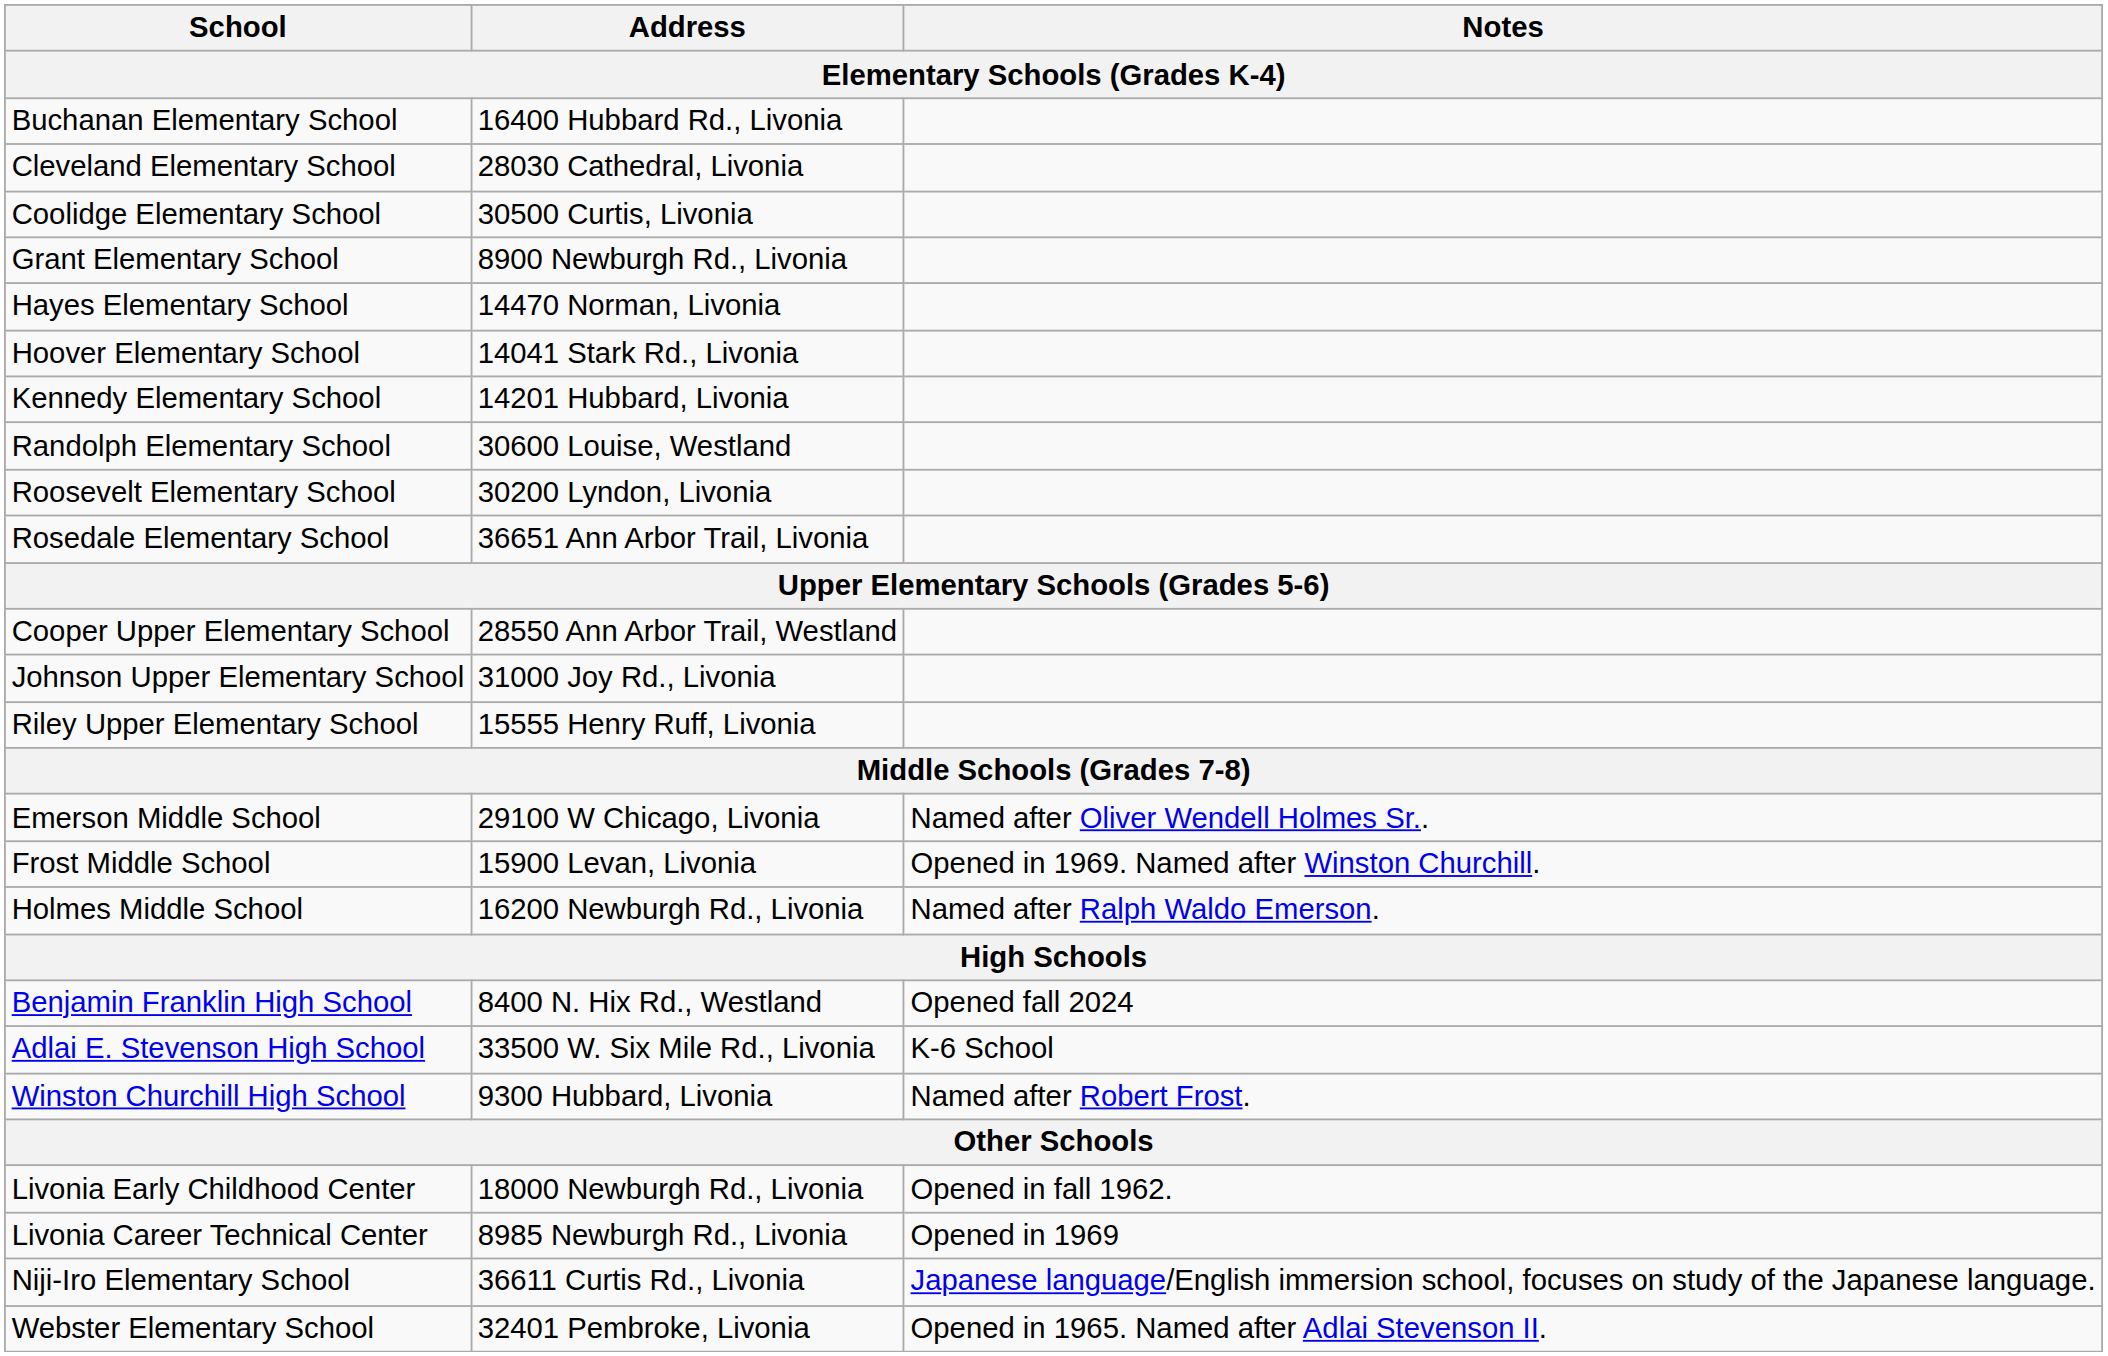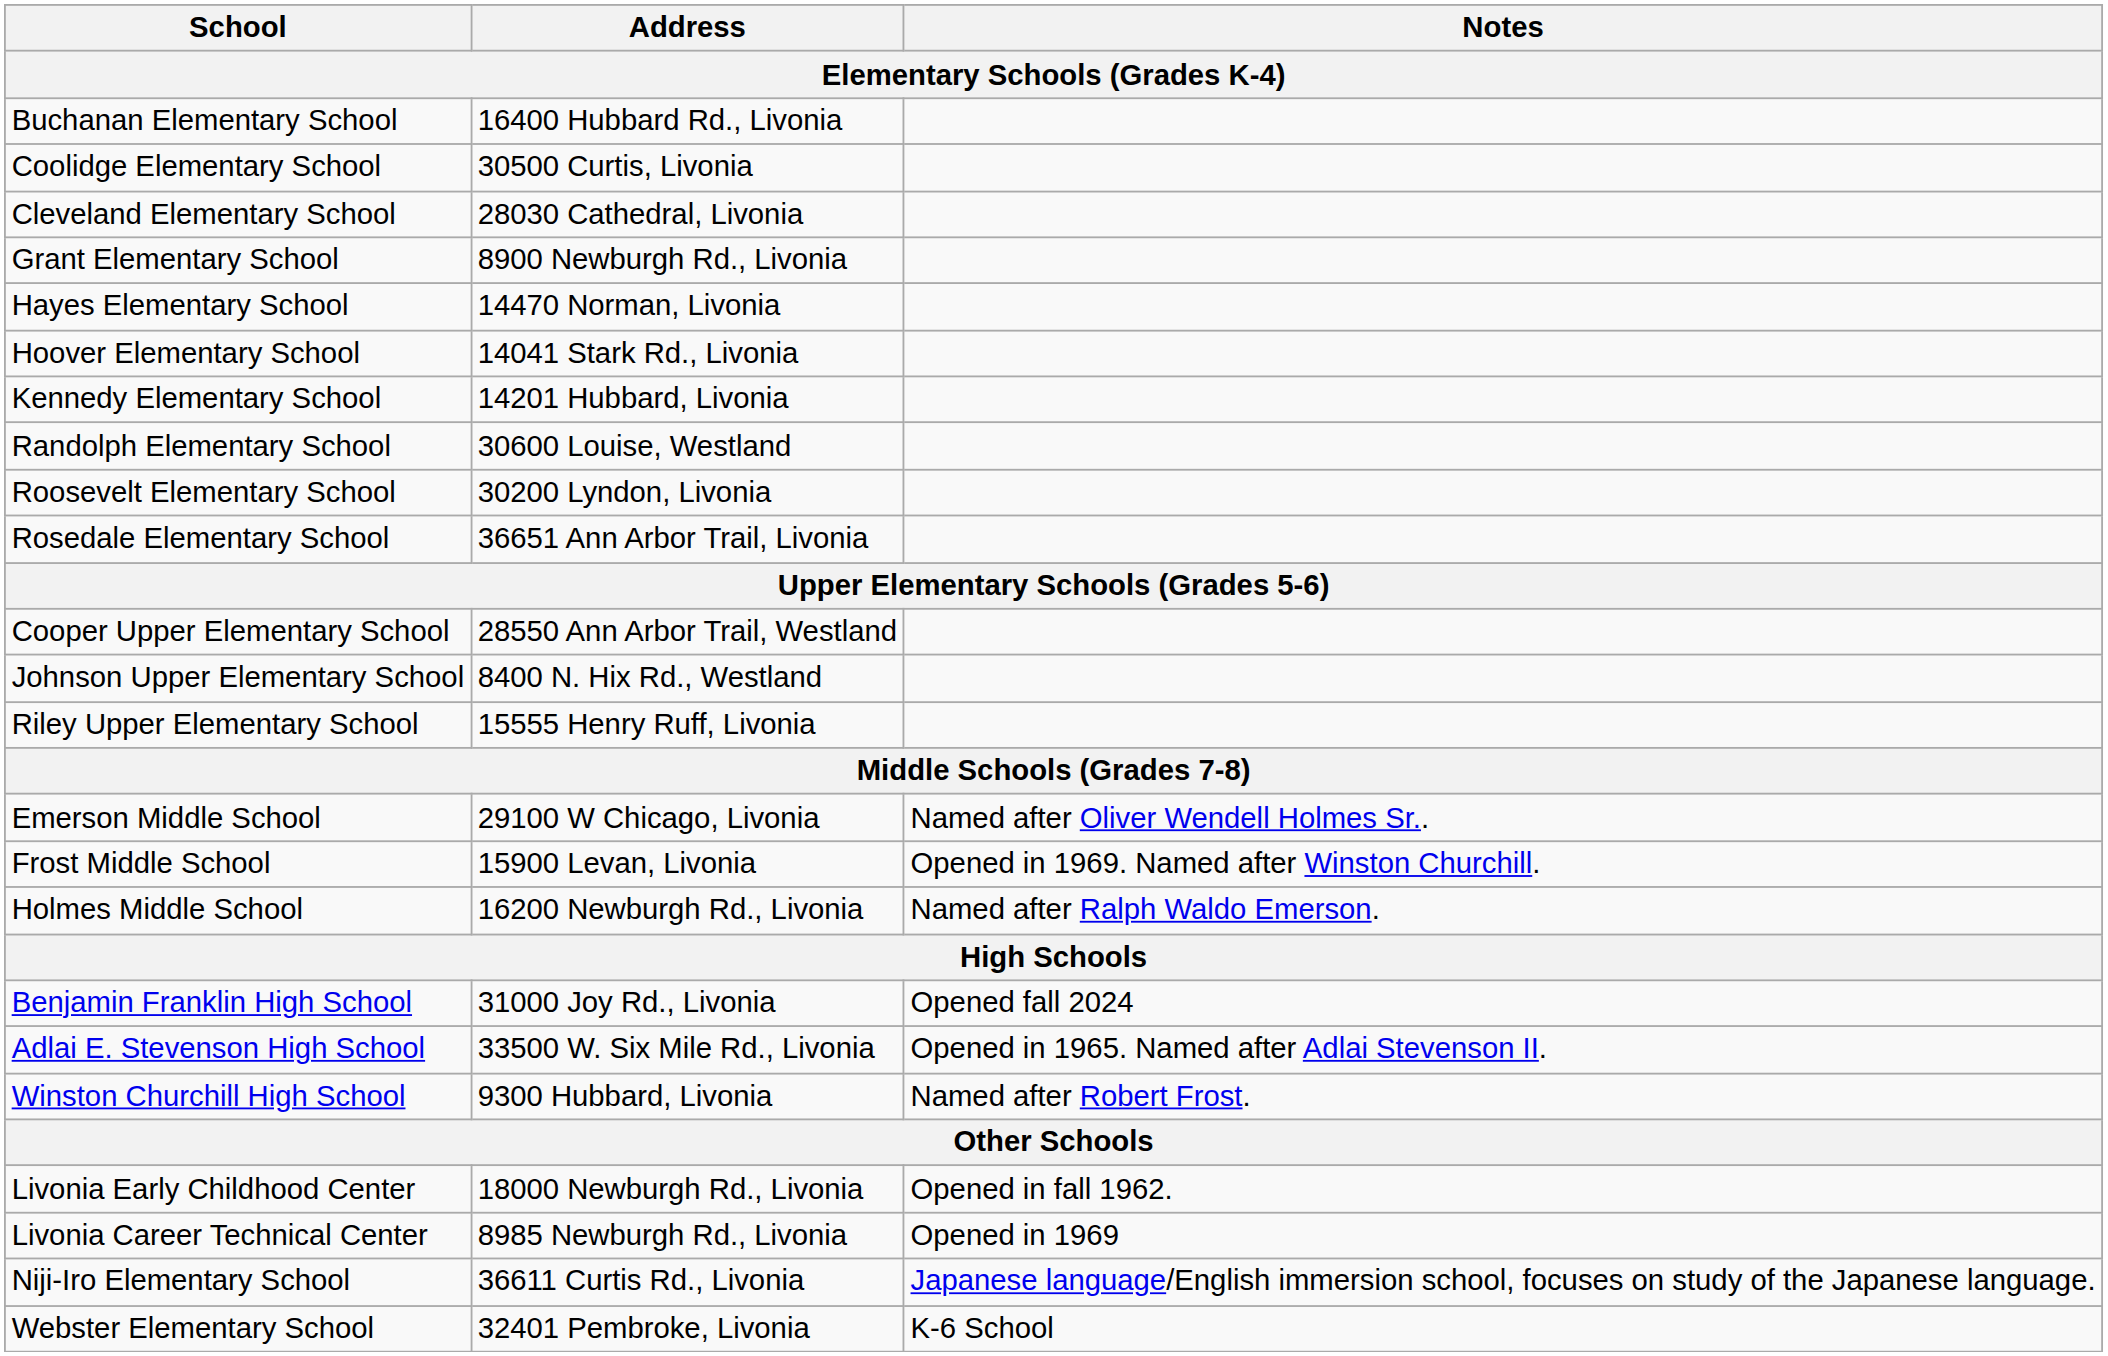rows swapped: (204, 167) <-> (196, 213)
(627, 677) 31000 Joy Rd., Livonia -> (650, 677) 8400 N. Hix Rd., Westland
(650, 1002) 8400 N. Hix Rd., Westland -> (627, 1002) 31000 Joy Rd., Livonia
(982, 1049) K-6 School -> (1229, 1049) Opened in 1965. Named after Adlai Stevenson II.
(1229, 1327) Opened in 1965. Named after Adlai Stevenson II. -> (982, 1327) K-6 School
